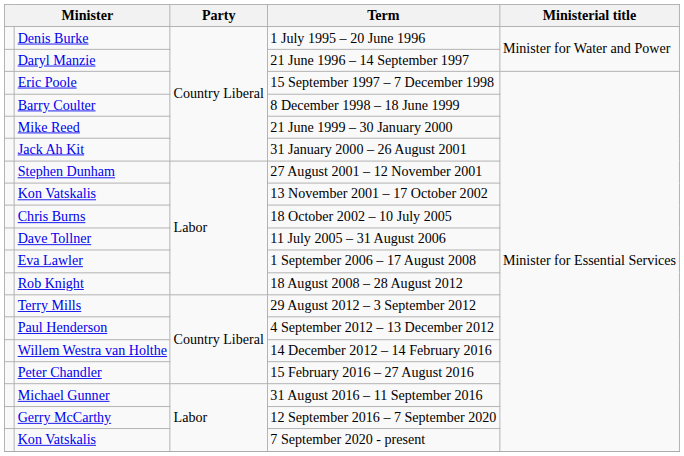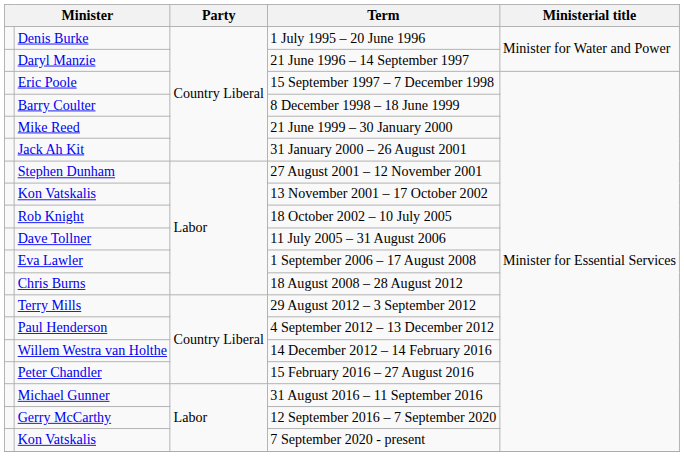(52, 216) Chris Burns -> (51, 216) Rob Knight
(51, 283) Rob Knight -> (52, 283) Chris Burns
